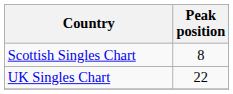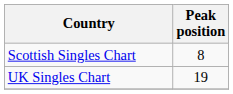(201, 77) 22 -> (201, 77) 19
